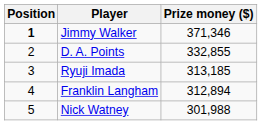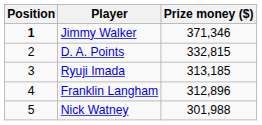(209, 52) 332,855 -> (209, 52) 332,815
(209, 91) 312,894 -> (209, 91) 312,896
